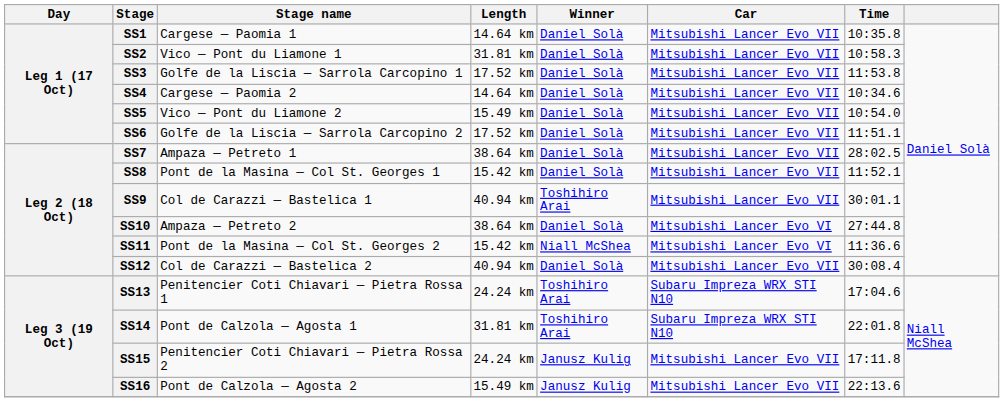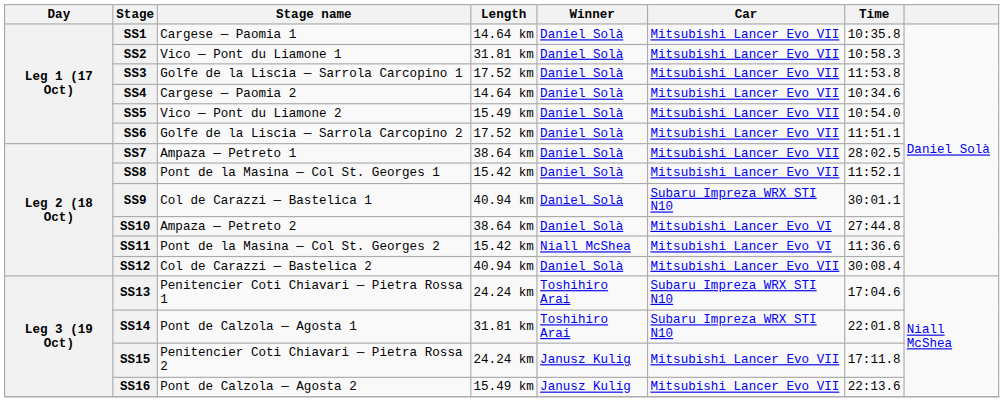(574, 200) Toshihiro Arai -> (582, 200) Daniel Solà
(745, 200) Mitsubishi Lancer Evo VII -> (734, 200) Subaru Impreza WRX STI N10
